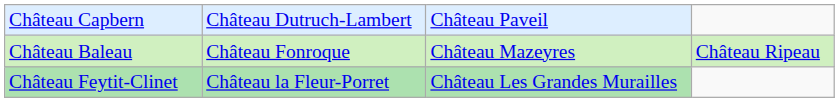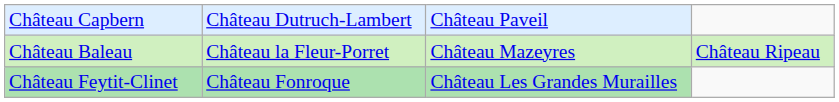(278, 50) Château Fonroque -> (298, 50) Château la Fleur-Porret
(298, 81) Château la Fleur-Porret -> (278, 81) Château Fonroque
